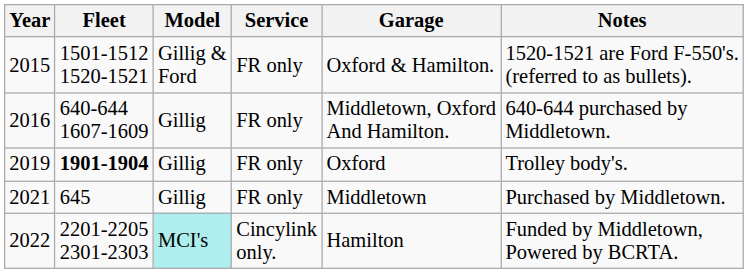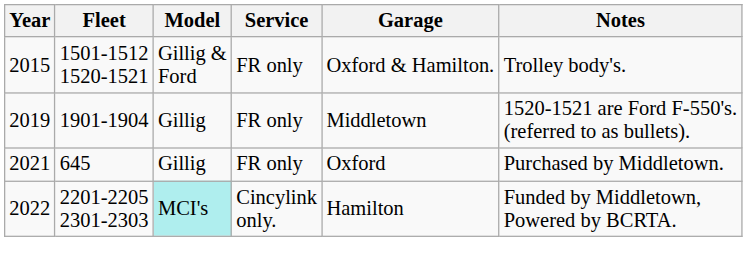(622, 64) 1520-1521 are Ford F-550's. (referred to as bullets). -> (565, 64) Trolley body's.
- row: (30, 120)
(104, 164) bold -> (104, 120) normal
(356, 164) Oxford -> (376, 120) Middletown
(567, 164) Trolley body's. -> (620, 120) 1520-1521 are Ford F-550's. (referred to as bullets).
(376, 196) Middletown -> (356, 164) Oxford
